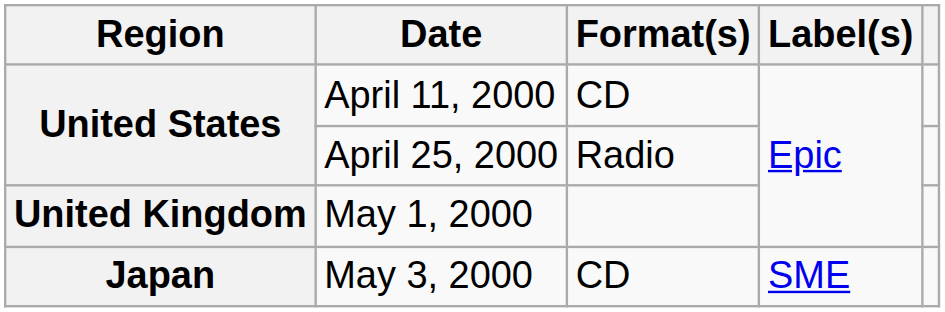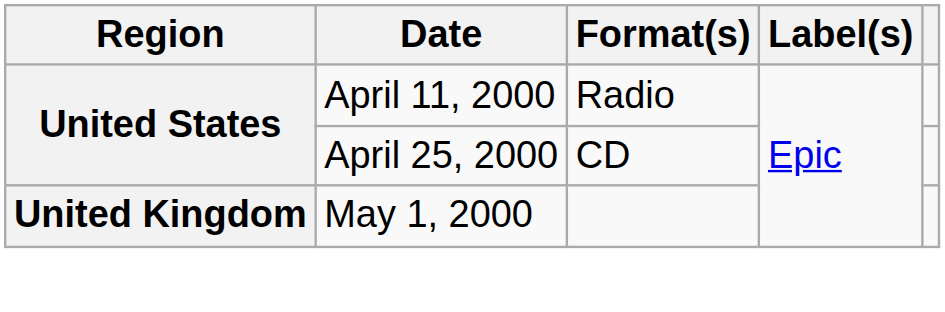(603, 94) CD -> (625, 94) Radio
(625, 154) Radio -> (603, 154) CD
- row: (429, 275)
